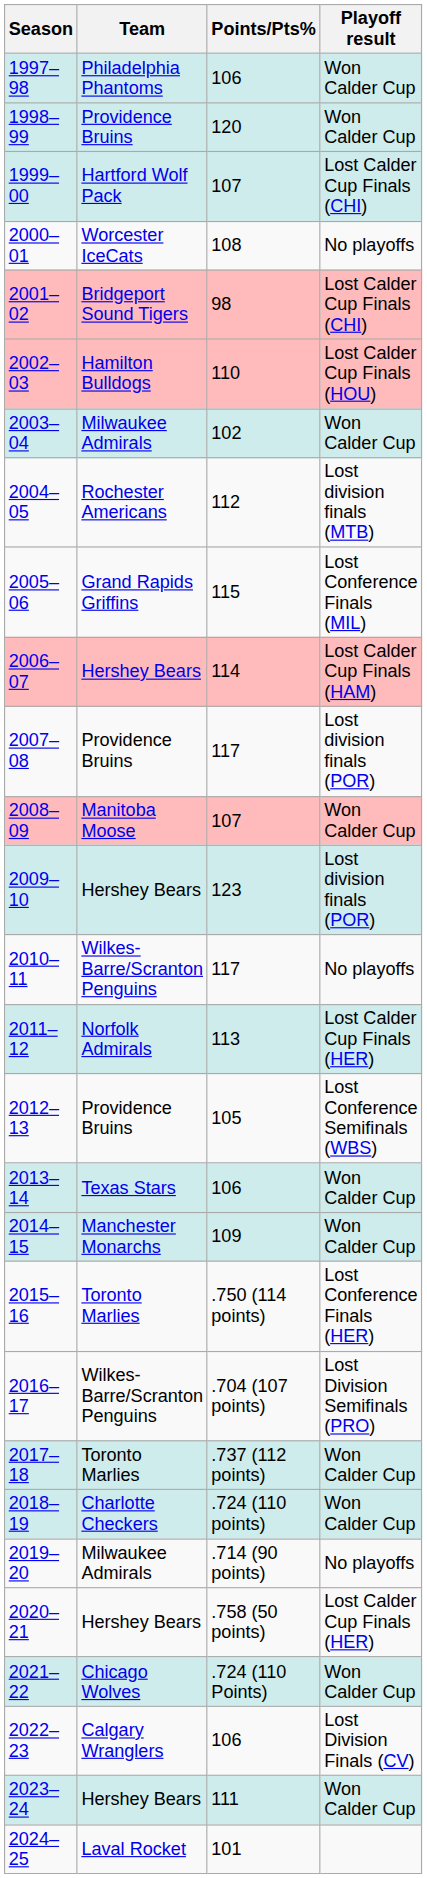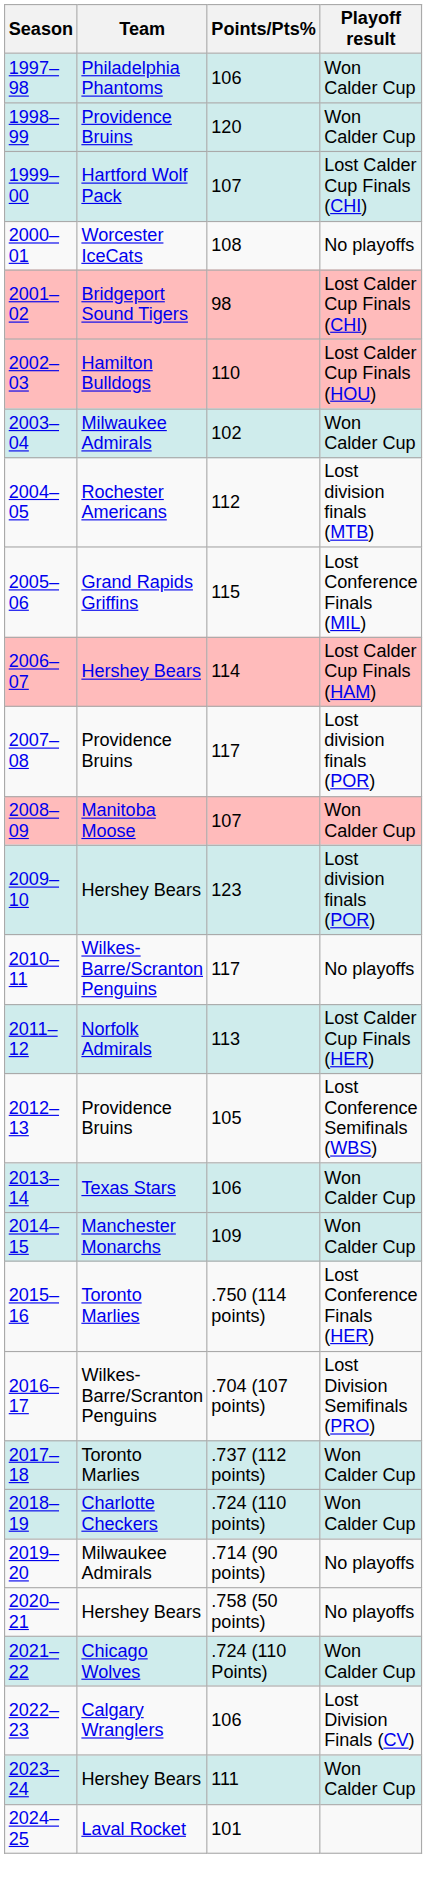(370, 1622) Lost Calder Cup Finals (HER) -> (369, 1612) No playoffs
